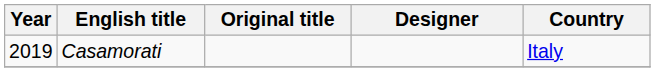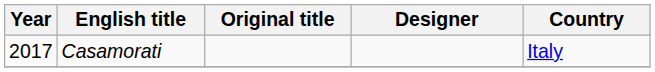(31, 50) 2019 -> (31, 50) 2017
